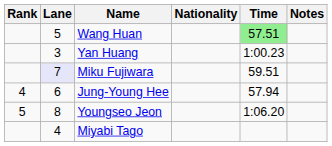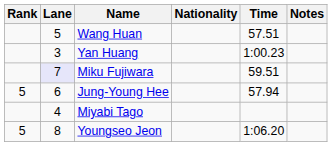(264, 33) lightgreen background -> (264, 33) no background
(22, 92) 4 -> (22, 92) 5
rows swapped: (120, 111) <-> (110, 131)
